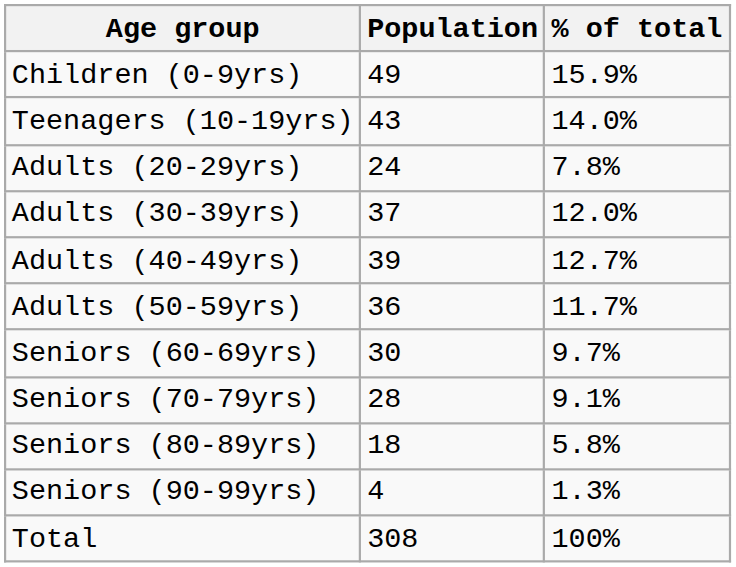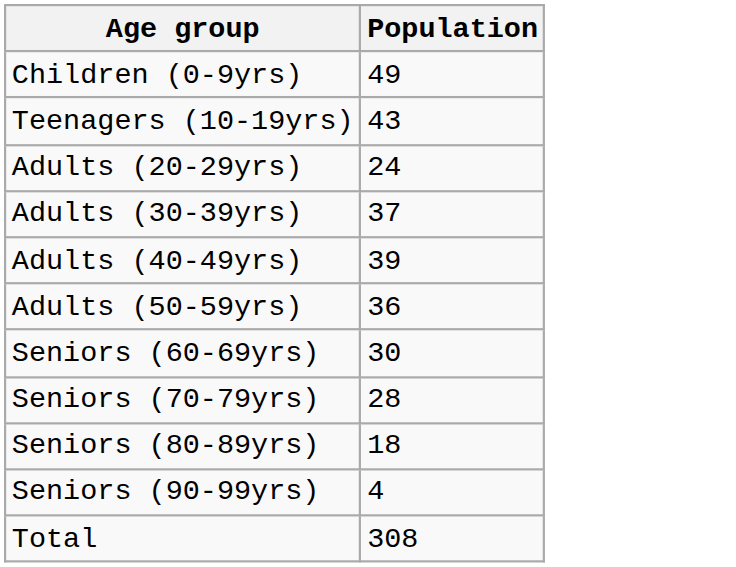- column: (637, 28)
